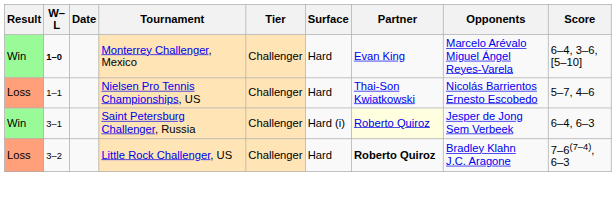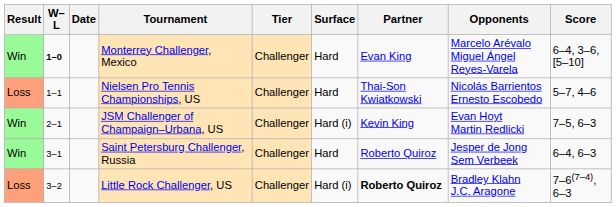+ row: (162, 123)
(326, 123) Hard (i) -> (326, 153) Hard
(392, 123) lightyellow background -> (398, 153) no background
(320, 155) Hard -> (333, 185) Hard (i)
